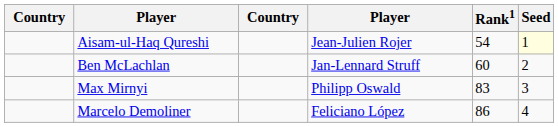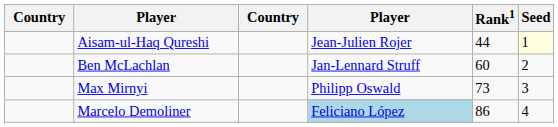(483, 42) 54 -> (483, 42) 44
(483, 88) 83 -> (483, 88) 73
(358, 111) no background -> (358, 111) lightblue background
